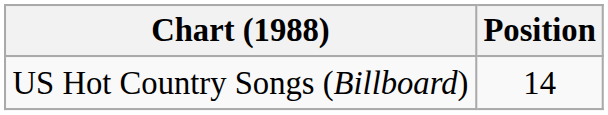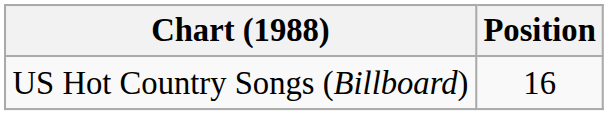(540, 82) 14 -> (540, 82) 16
